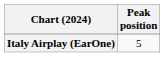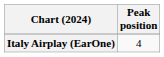(139, 43) 5 -> (139, 43) 4
